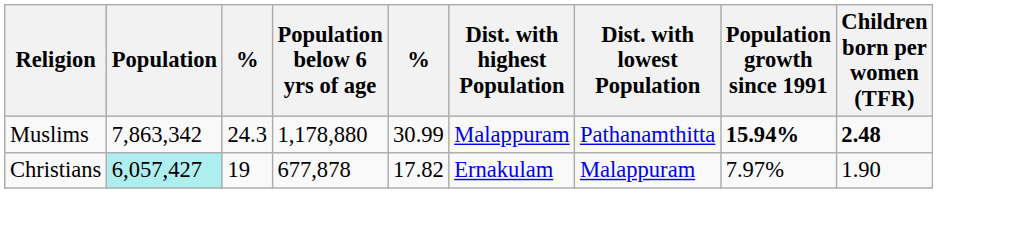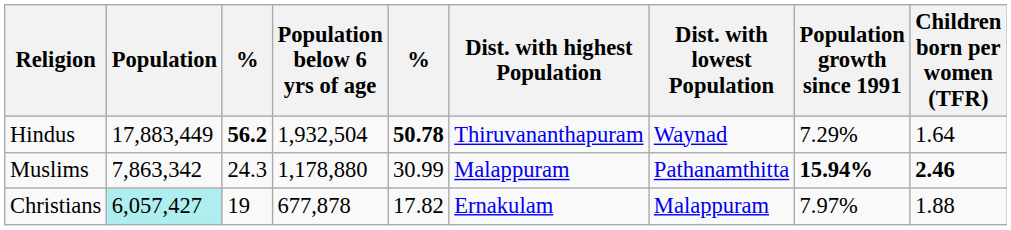+ row: (42, 134)
(861, 134) 2.48 -> (935, 170) 2.46
(861, 170) 1.90 -> (935, 205) 1.88
